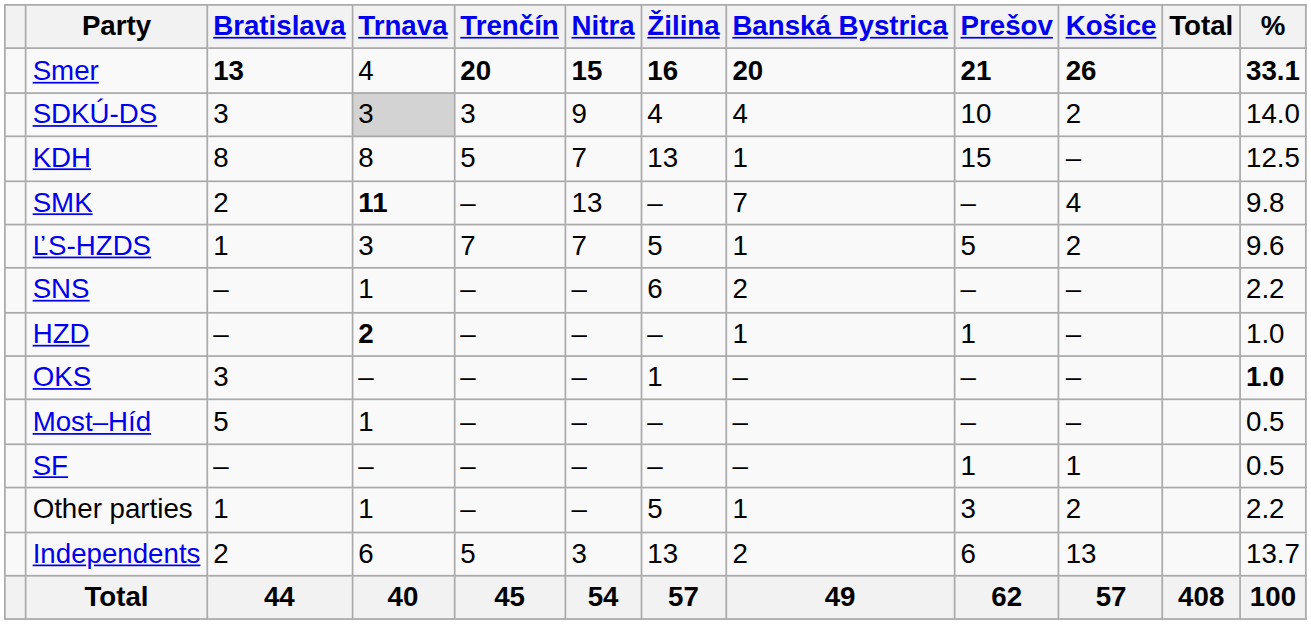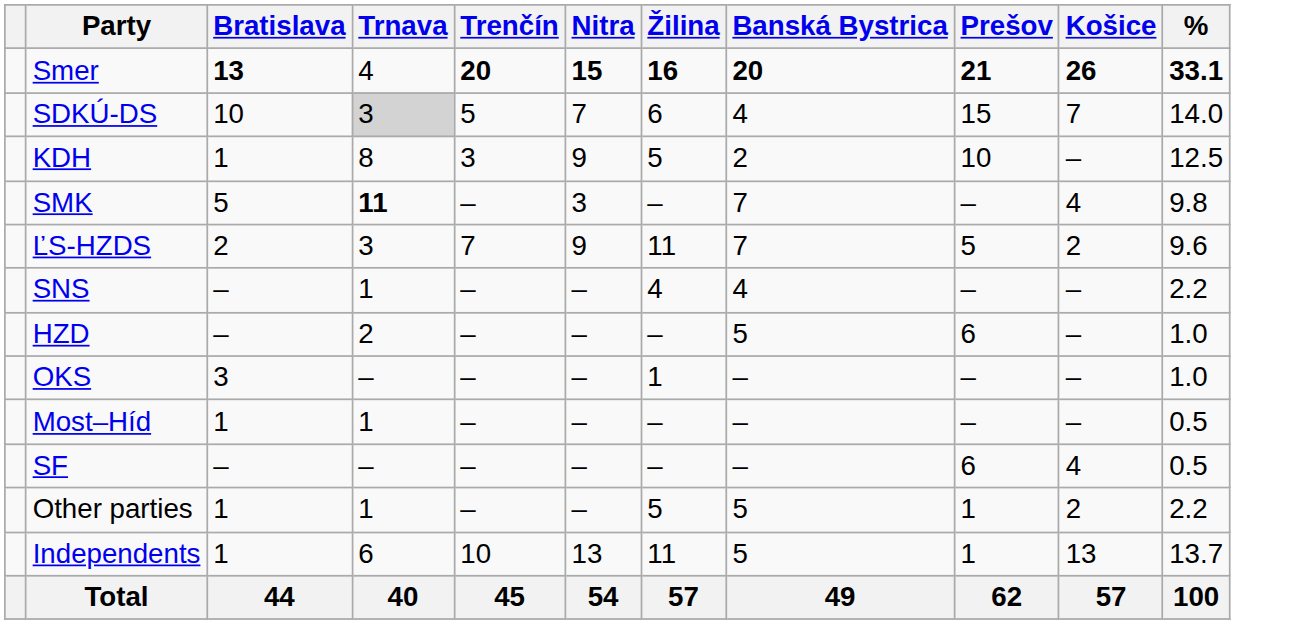- column: (1201, 26)
(221, 114) 3 -> (229, 114) 10
(468, 114) 3 -> (468, 114) 5
(579, 114) 9 -> (579, 114) 7
(655, 114) 4 -> (655, 114) 6
(976, 114) 10 -> (976, 114) 15
(1073, 114) 2 -> (1073, 114) 7
(221, 158) 8 -> (221, 158) 1
(468, 158) 5 -> (468, 158) 3
(579, 158) 7 -> (579, 158) 9
(663, 158) 13 -> (655, 158) 5
(740, 158) 1 -> (740, 158) 2
(976, 158) 15 -> (976, 158) 10
(221, 202) 2 -> (221, 202) 5
(587, 202) 13 -> (579, 202) 3
(221, 245) 1 -> (221, 245) 2
(579, 245) 7 -> (579, 245) 9
(655, 245) 5 -> (662, 245) 11
(740, 245) 1 -> (740, 245) 7
(655, 289) 6 -> (655, 289) 4
(740, 289) 2 -> (740, 289) 4
(366, 333) bold -> (366, 333) normal
(740, 333) 1 -> (740, 333) 5
(968, 333) 1 -> (968, 333) 6
(1265, 377) bold -> (1188, 377) normal
(221, 421) 5 -> (221, 421) 1
(968, 465) 1 -> (968, 465) 6
(1073, 465) 1 -> (1073, 465) 4
(740, 509) 1 -> (740, 509) 5
(968, 509) 3 -> (968, 509) 1
(221, 553) 2 -> (221, 553) 1
(468, 553) 5 -> (476, 553) 10
(579, 553) 3 -> (587, 553) 13
(663, 553) 13 -> (662, 553) 11
(740, 553) 2 -> (740, 553) 5
(968, 553) 6 -> (968, 553) 1
